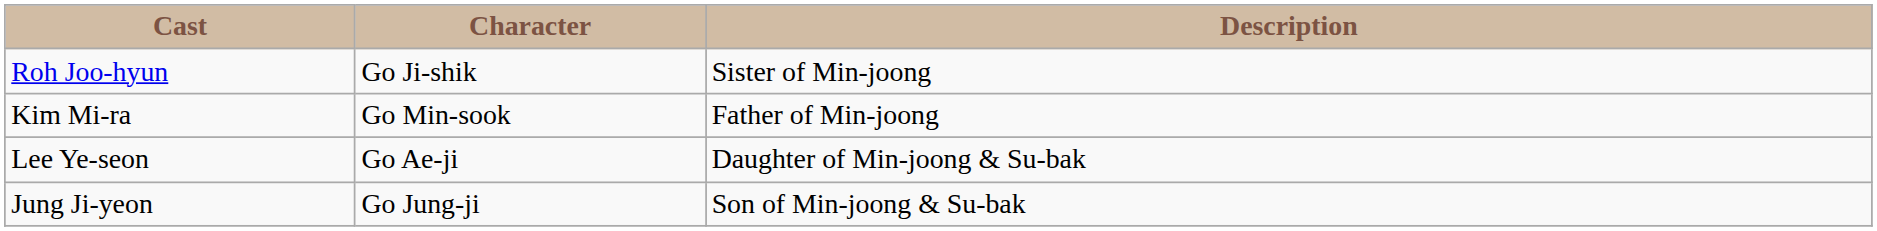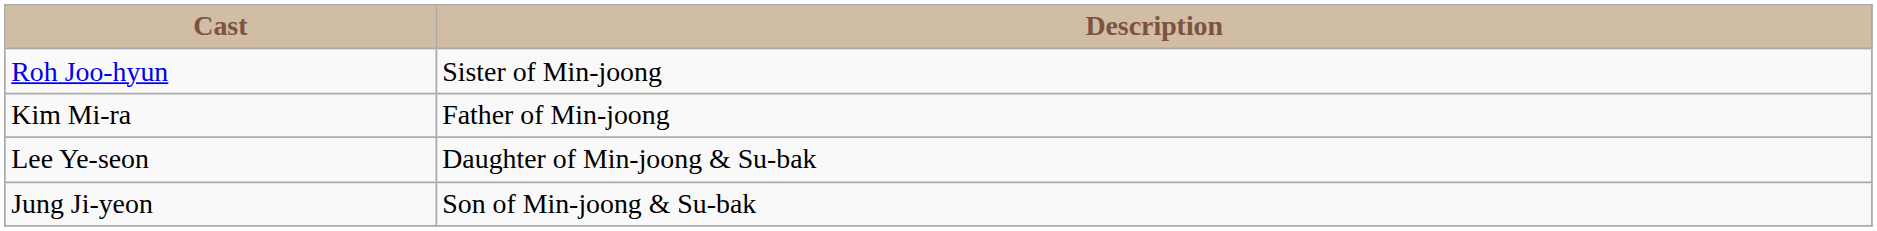- column: (530, 26)
